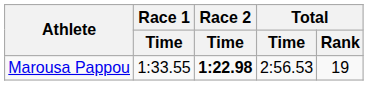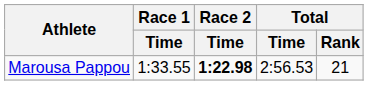(340, 68) 19 -> (340, 68) 21
